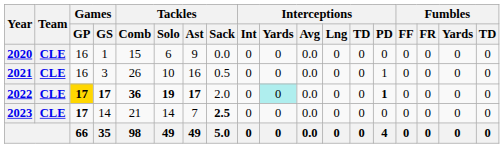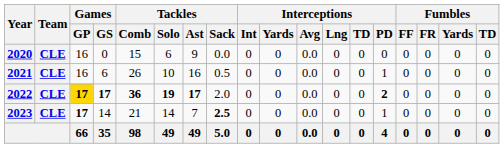(104, 53) 1 -> (104, 53) 0
(104, 73) 3 -> (104, 73) 6
(278, 93) paleturquoise background -> (278, 93) no background
(384, 93) 1 -> (384, 93) 2
(384, 113) 0 -> (384, 113) 1
